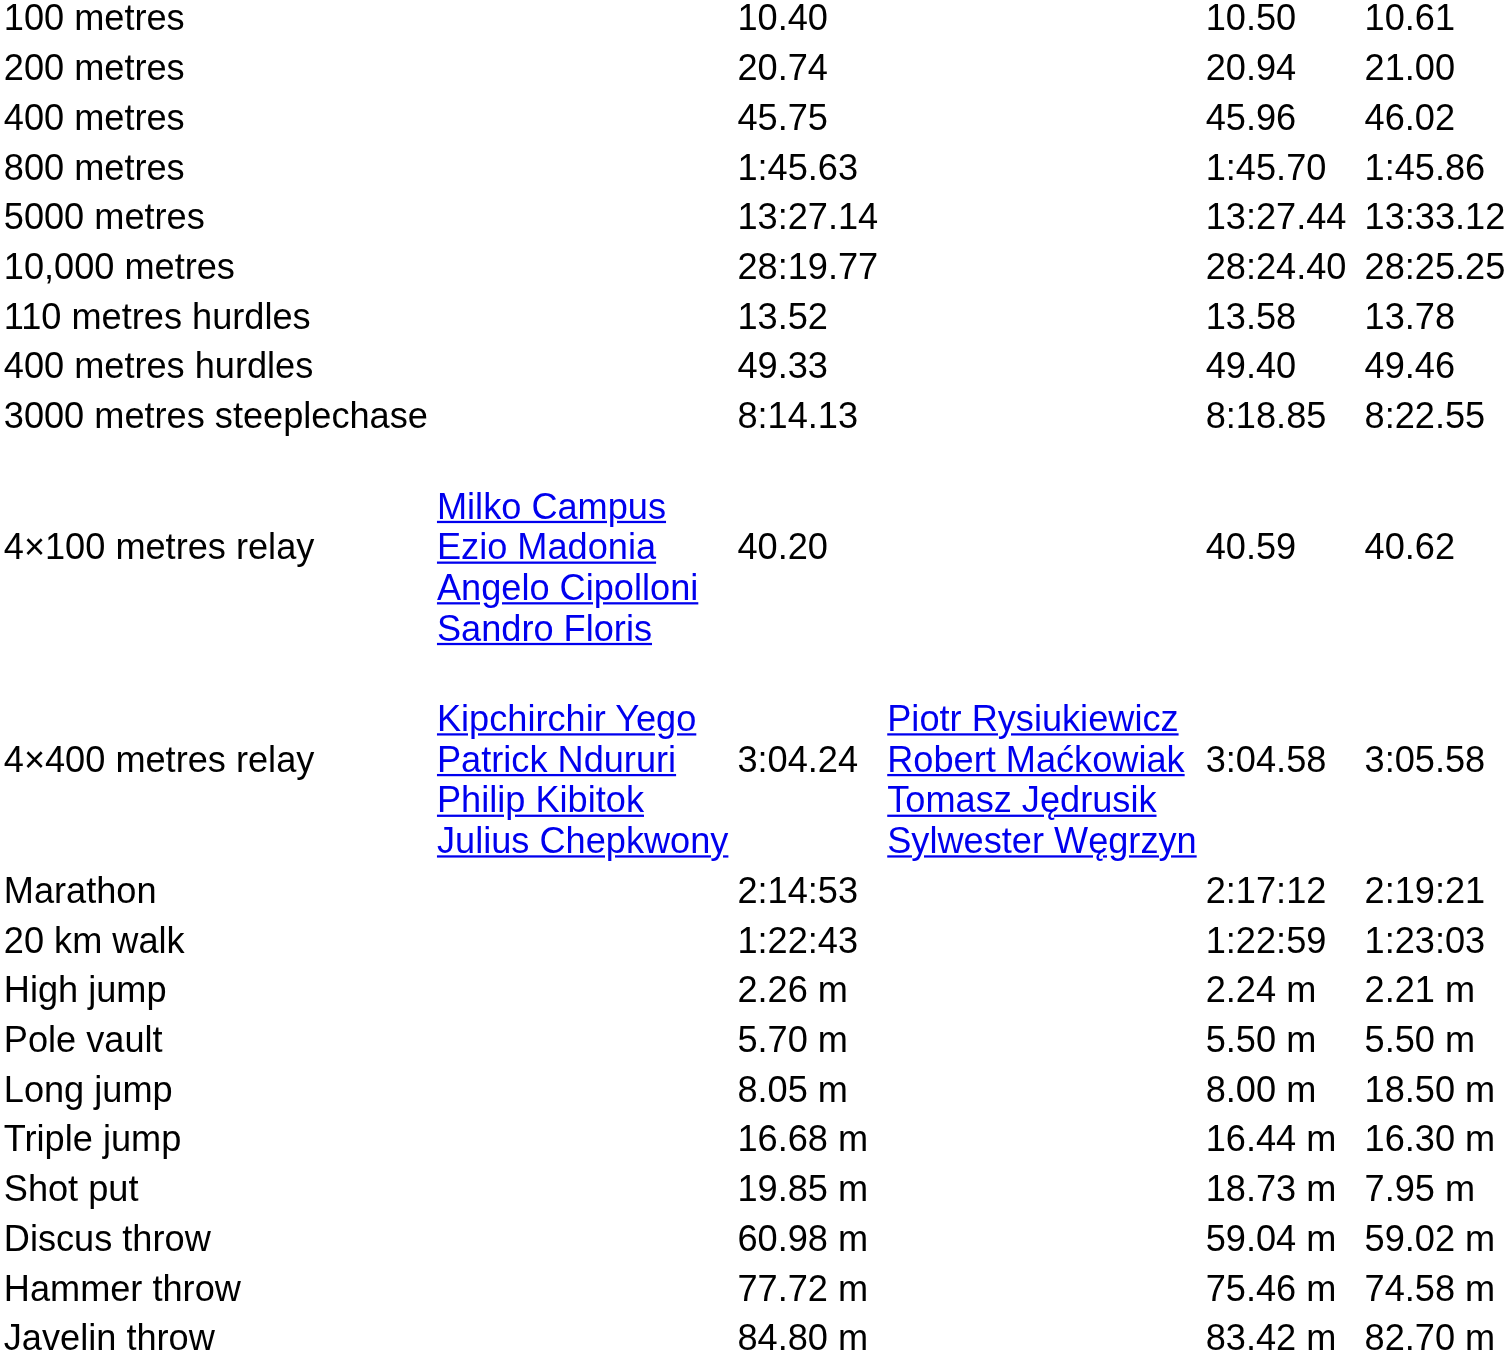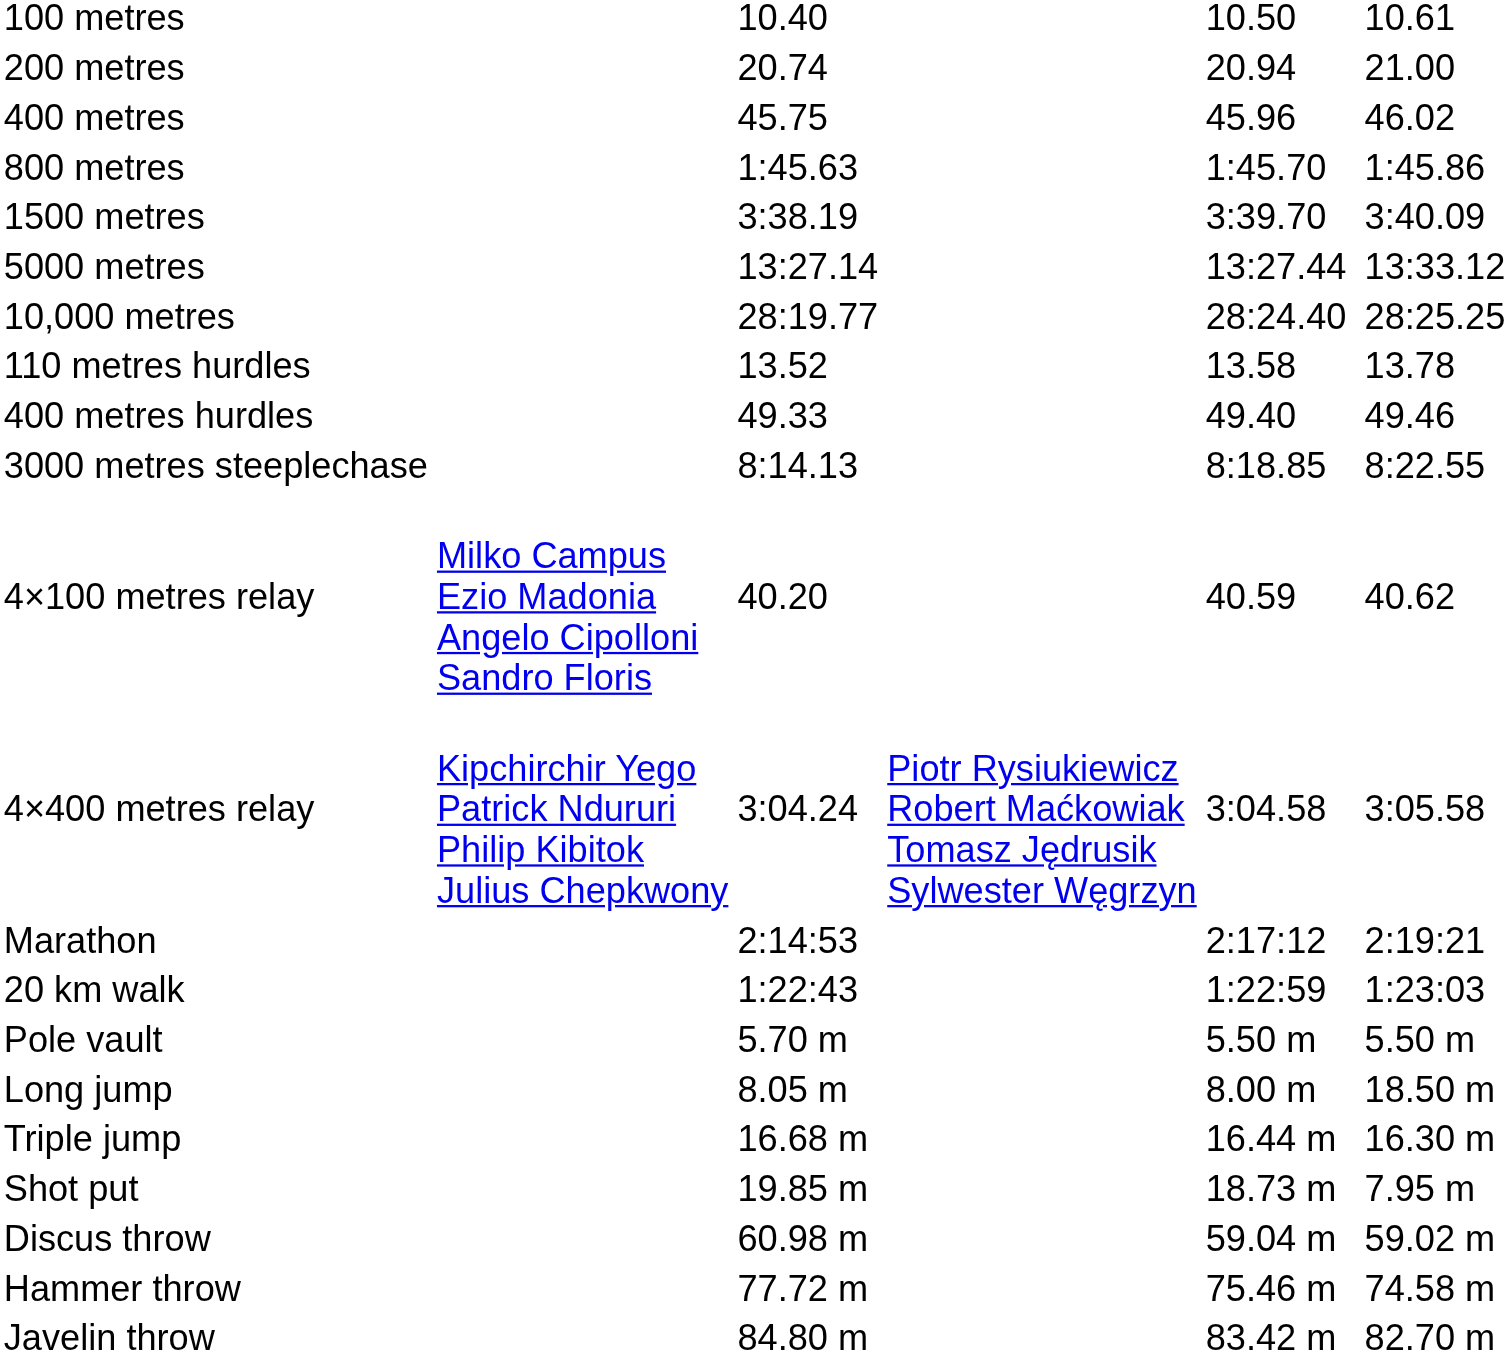+ row: (104, 217)
- row: (85, 990)
